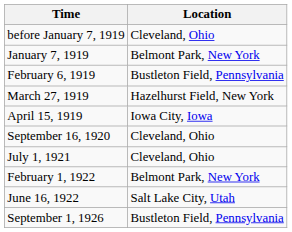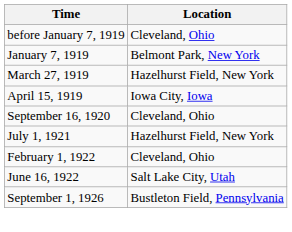- row: (51, 75)
(172, 156) Cleveland, Ohio -> (202, 136) Hazelhurst Field, New York
(195, 177) Belmont Park, New York -> (172, 156) Cleveland, Ohio
